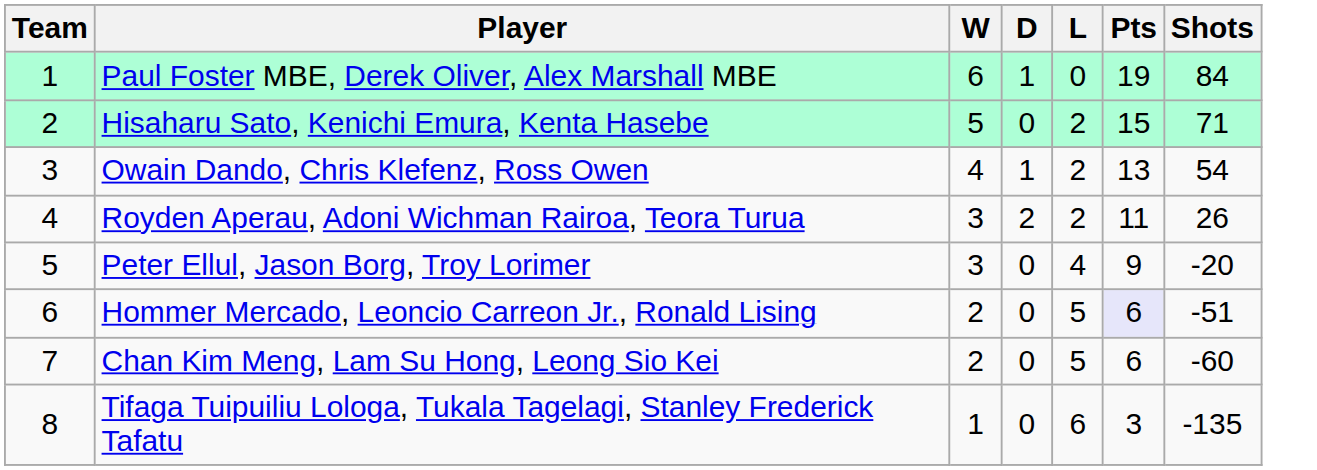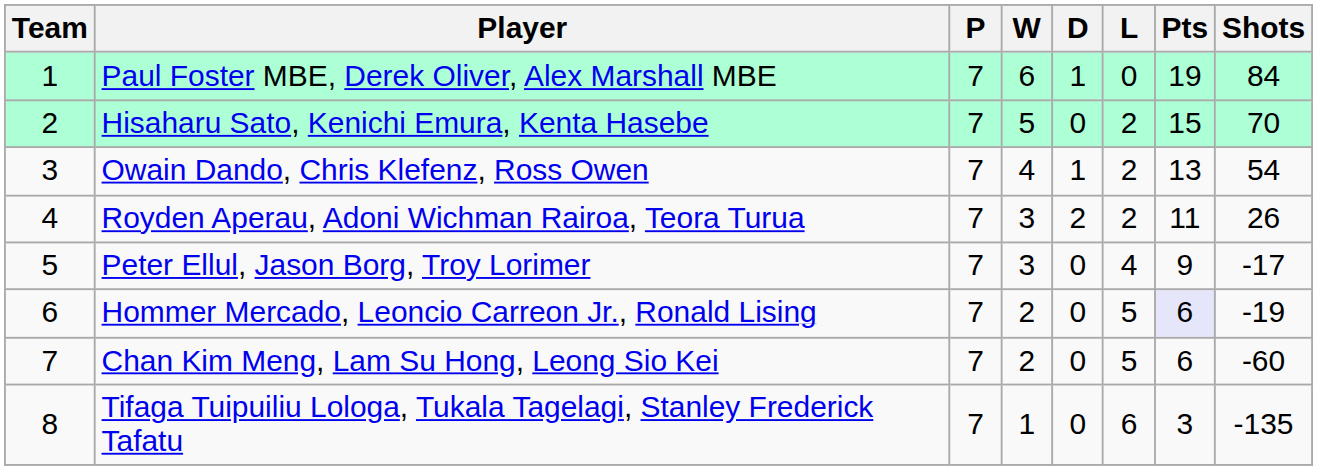+ column: (976, 28)
(1212, 123) 71 -> (1264, 123) 70
(1212, 265) -20 -> (1264, 265) -17
(1212, 312) -51 -> (1264, 312) -19
